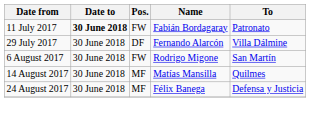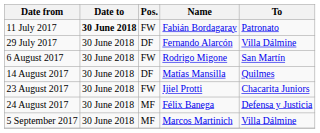(139, 74) MF -> (147, 74) DF
+ row: (37, 89)
+ row: (42, 120)
